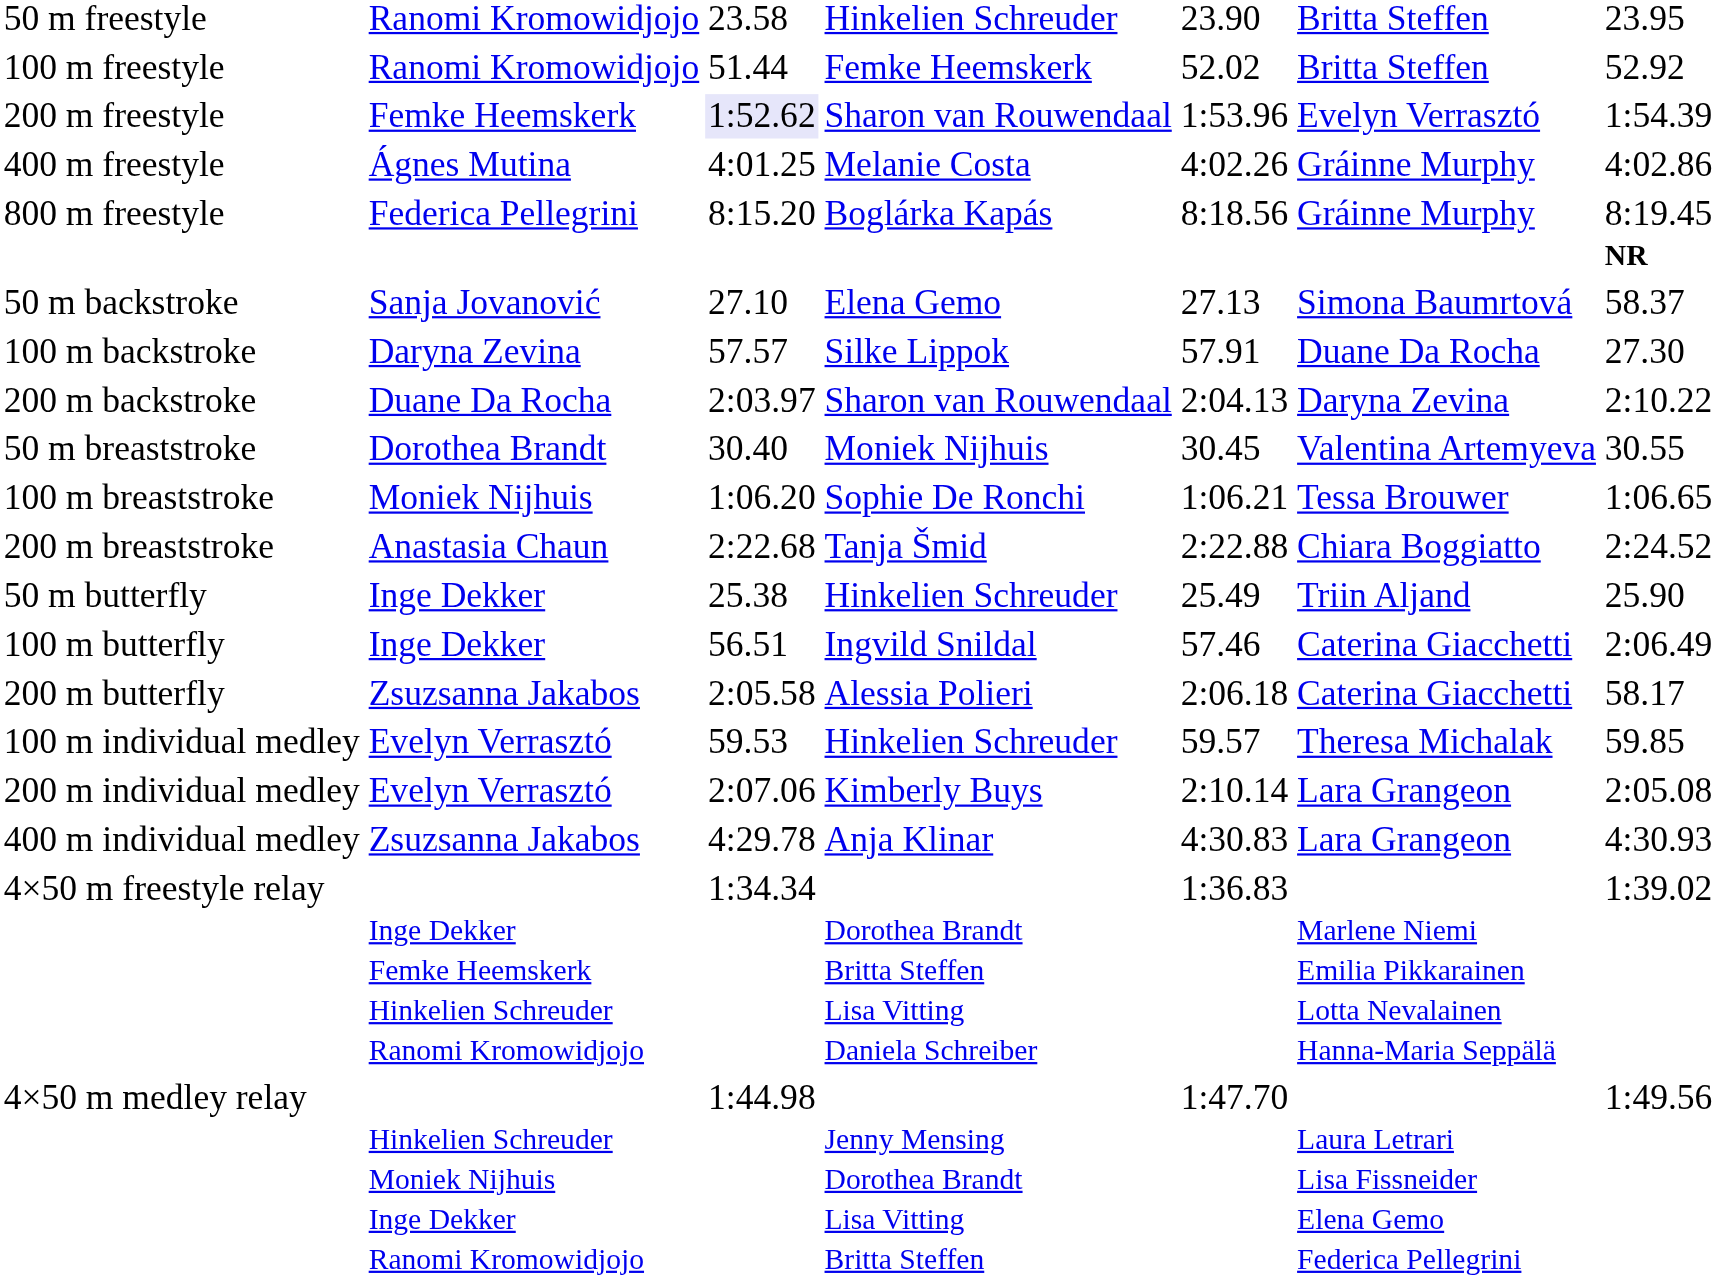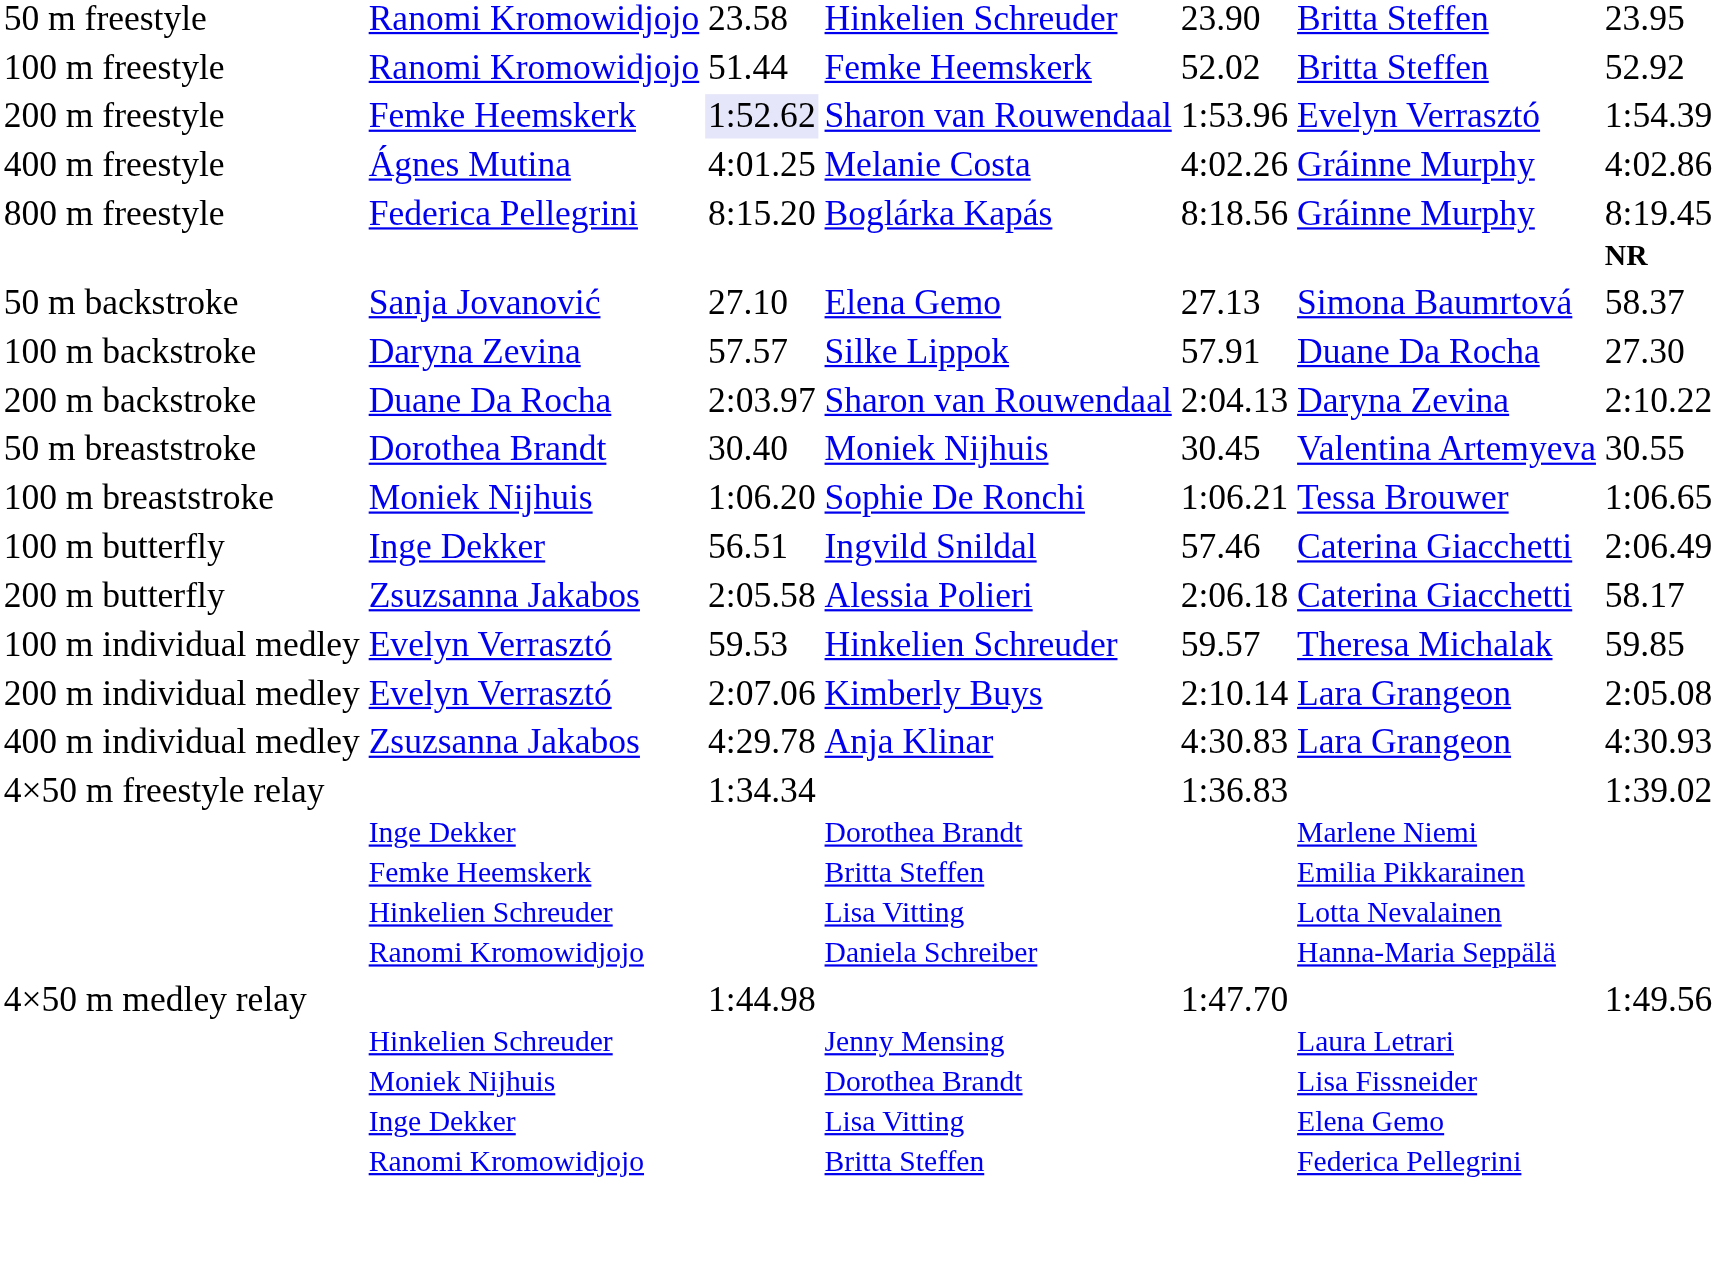- row: (139, 546)
- row: (105, 595)
